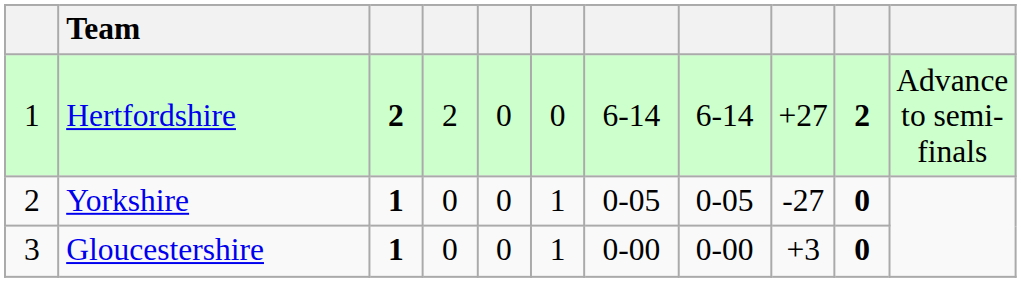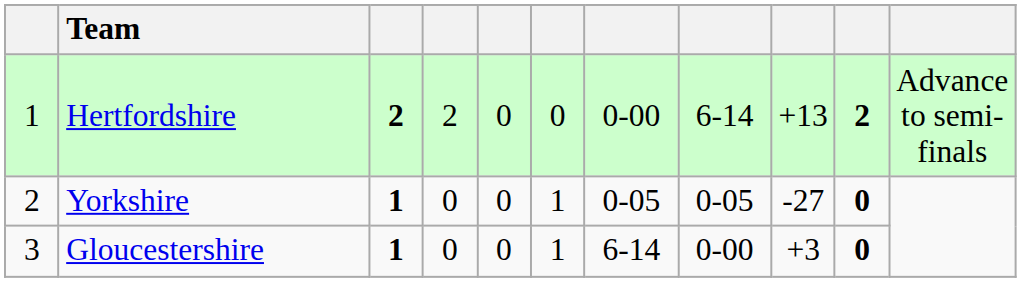(631, 114) 6-14 -> (631, 114) 0-00
(803, 114) +27 -> (803, 114) +13
(631, 250) 0-00 -> (631, 250) 6-14
